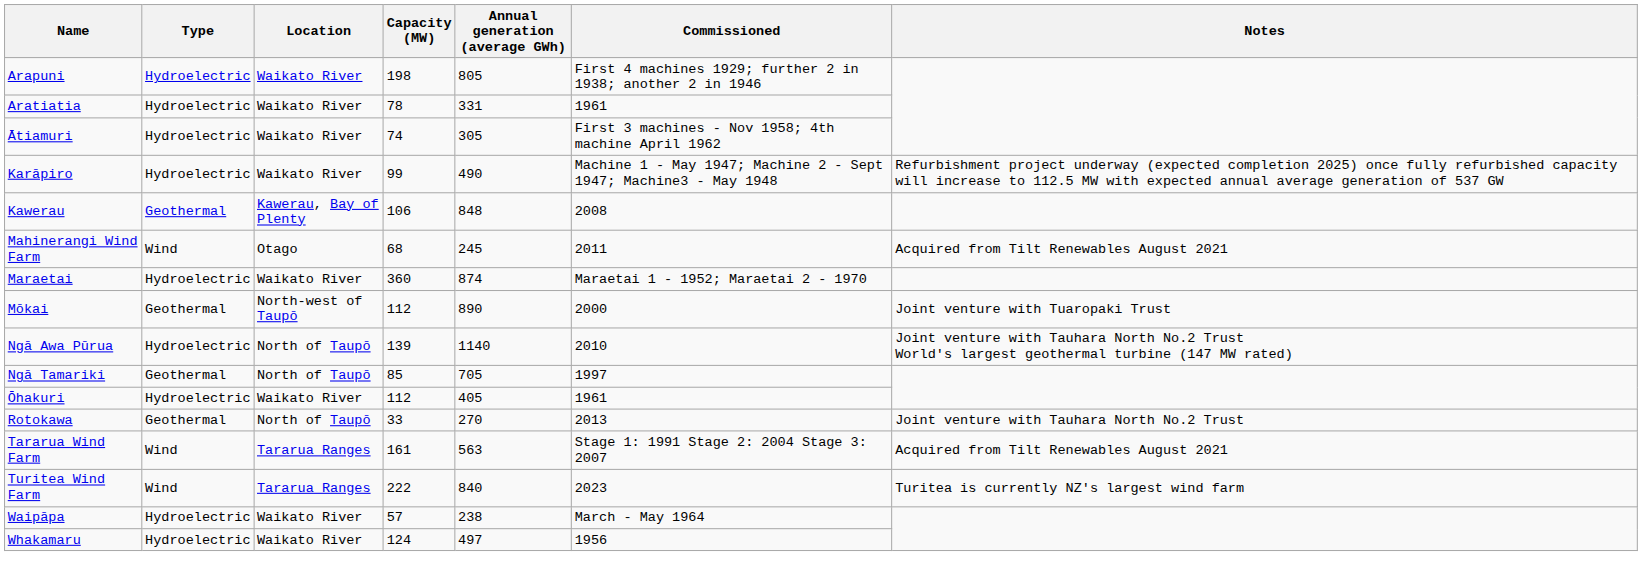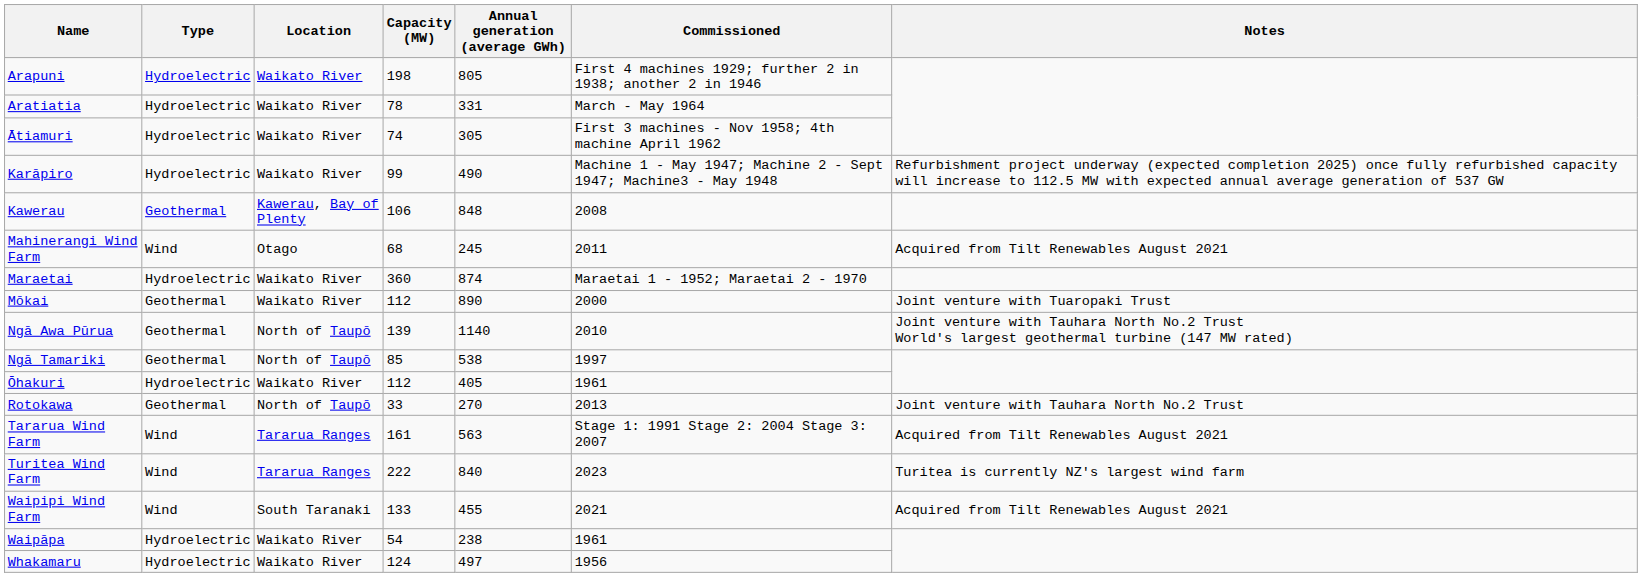(591, 106) 1961 -> (640, 106) March - May 1964
(310, 309) North-west of Taupō -> (310, 301) Waikato River
(198, 346) Hydroelectric -> (186, 331) Geothermal
(470, 376) 705 -> (470, 361) 538
+ row: (56, 510)
(395, 518) 57 -> (395, 540) 54
(640, 518) March - May 1964 -> (591, 540) 1961
